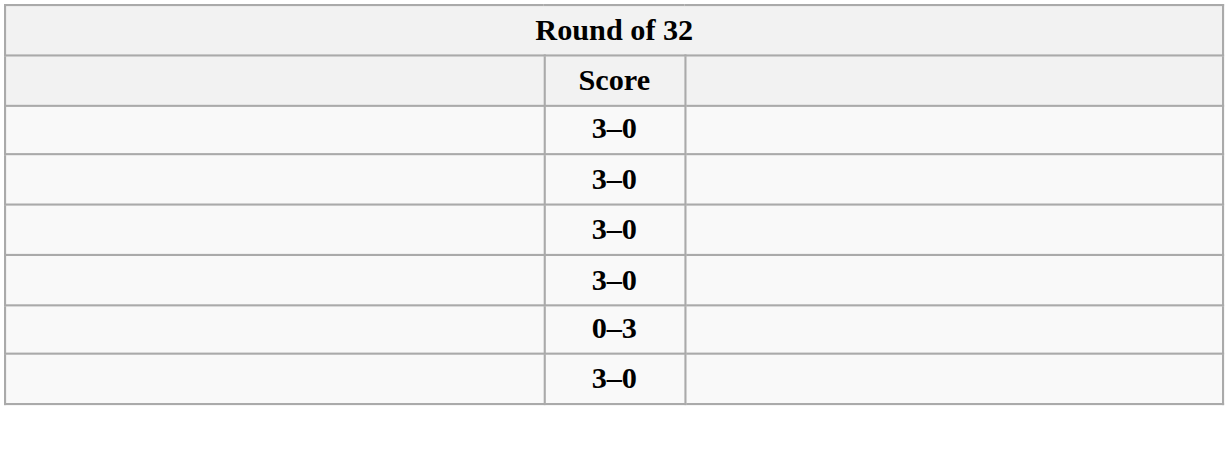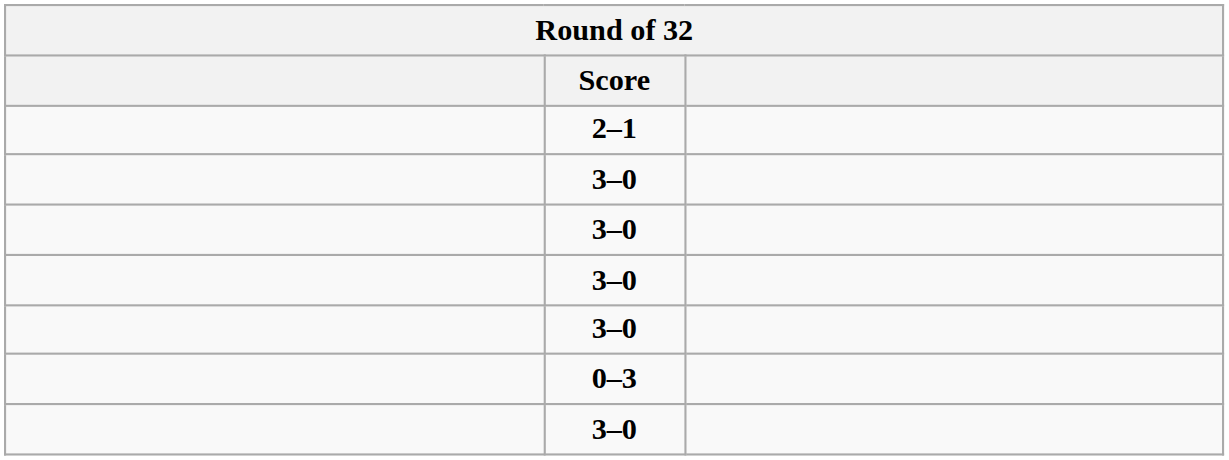+ row: (275, 130)
